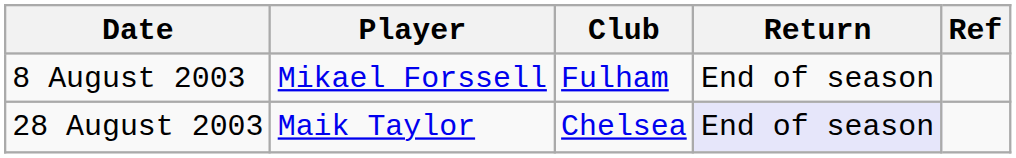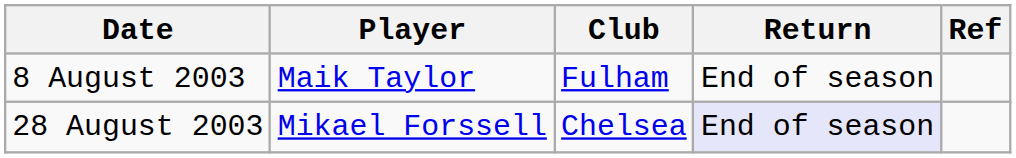(412, 78) Mikael Forssell -> (376, 78) Maik Taylor
(376, 127) Maik Taylor -> (412, 127) Mikael Forssell
